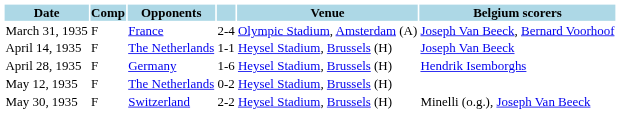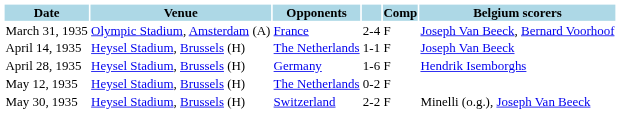columns swapped: (328, 12) <-> (108, 12)
